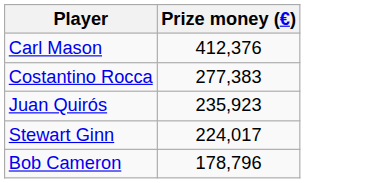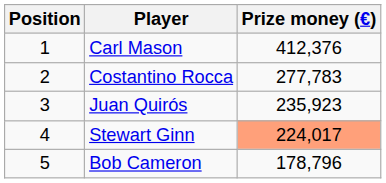+ column: (45, 18)
(229, 76) 277,383 -> (309, 76) 277,783
(229, 134) no background -> (309, 134) lightsalmon background
